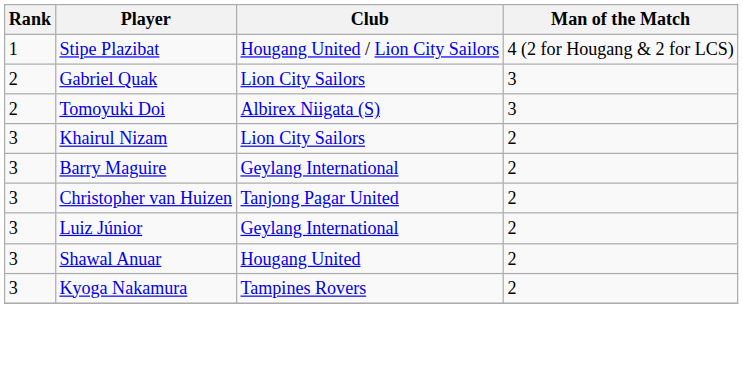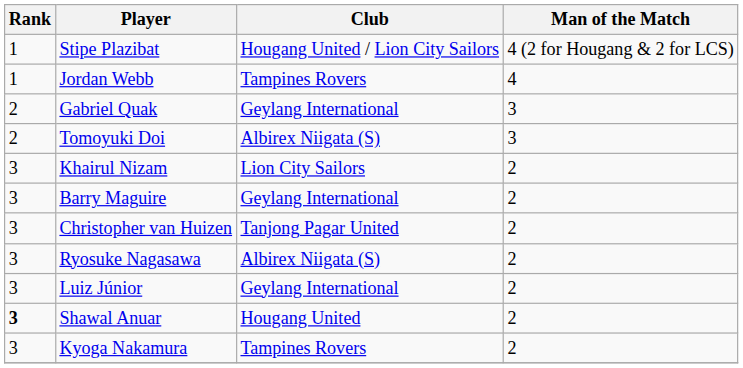+ row: (106, 79)
(303, 79) Lion City Sailors -> (320, 109) Geylang International
+ row: (130, 258)
(13, 258) normal -> (13, 317) bold
